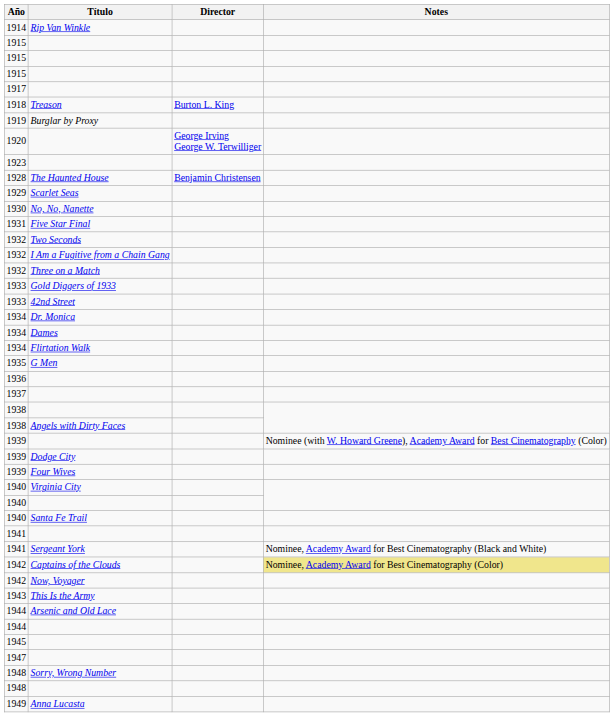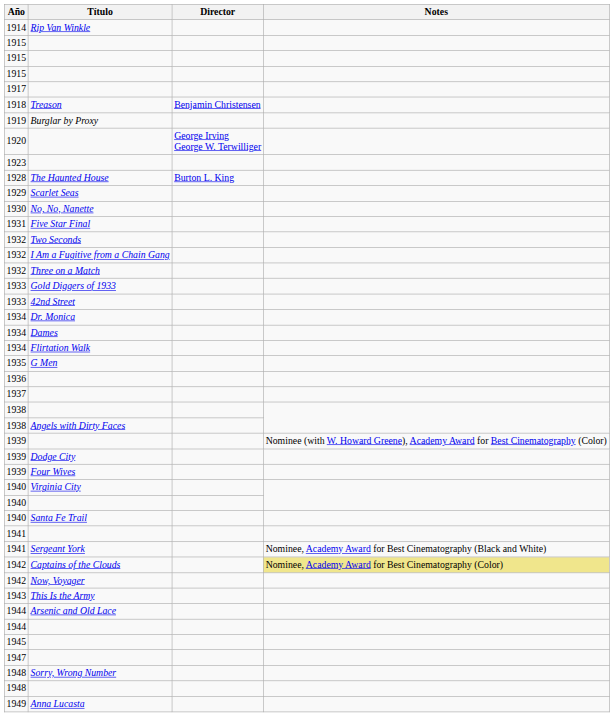(204, 105) Burton L. King -> (217, 105) Benjamin Christensen
(217, 178) Benjamin Christensen -> (204, 178) Burton L. King
